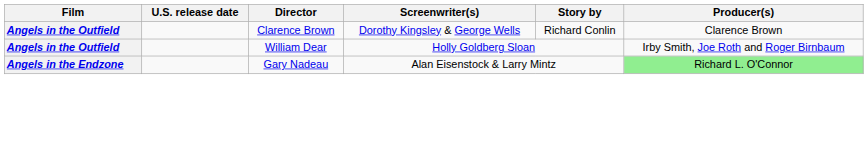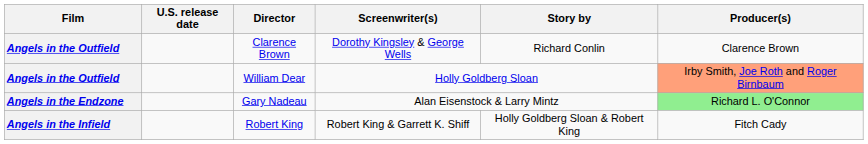(744, 47) no background -> (760, 78) lightsalmon background
+ row: (274, 124)
